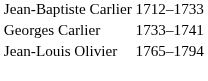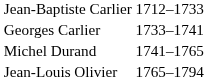+ row: (50, 51)
